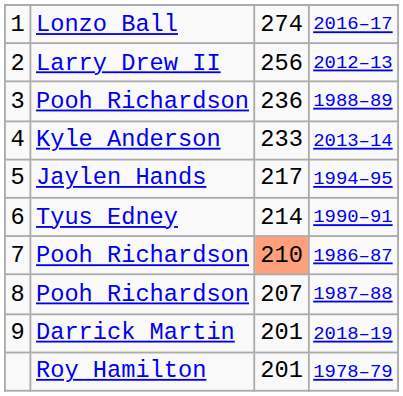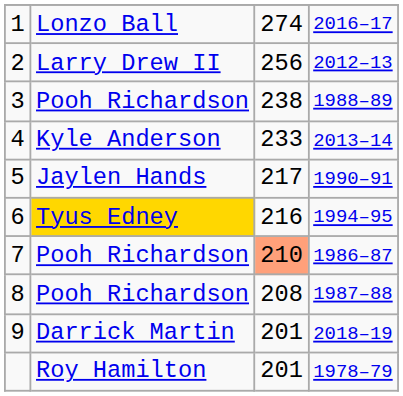(282, 101) 236 -> (282, 101) 238
(353, 178) 1994–95 -> (353, 178) 1990–91
(107, 217) no background -> (107, 217) gold background
(282, 217) 214 -> (282, 217) 216
(353, 217) 1990–91 -> (353, 217) 1994–95
(282, 294) 207 -> (282, 294) 208
